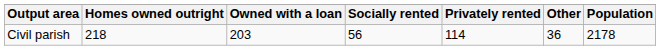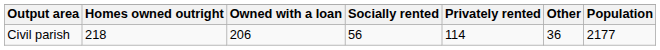(240, 34) 203 -> (240, 34) 206
(601, 34) 2178 -> (601, 34) 2177
